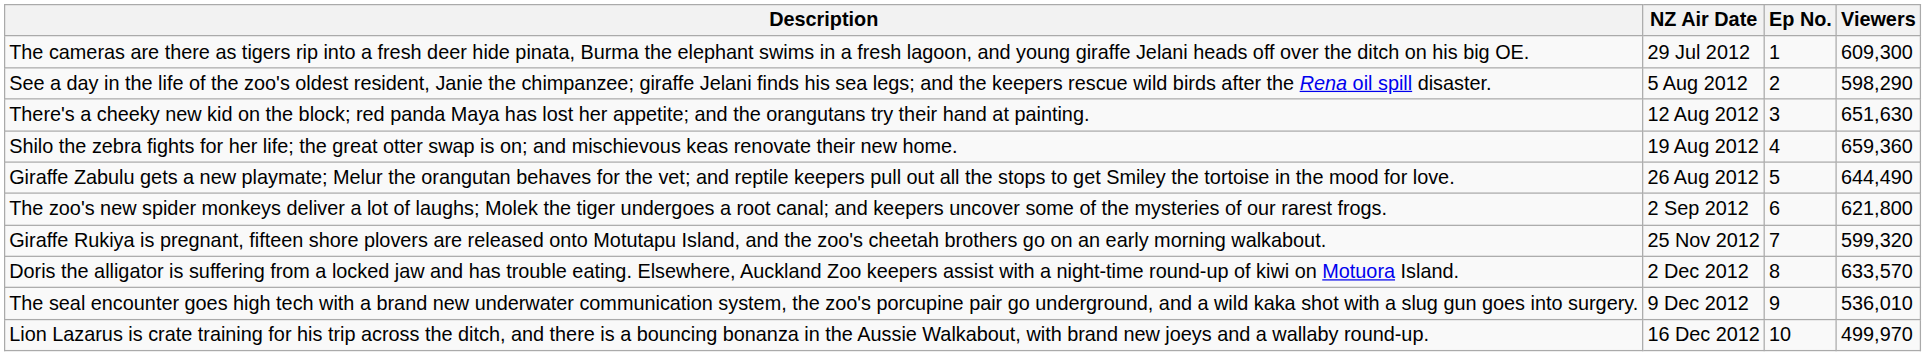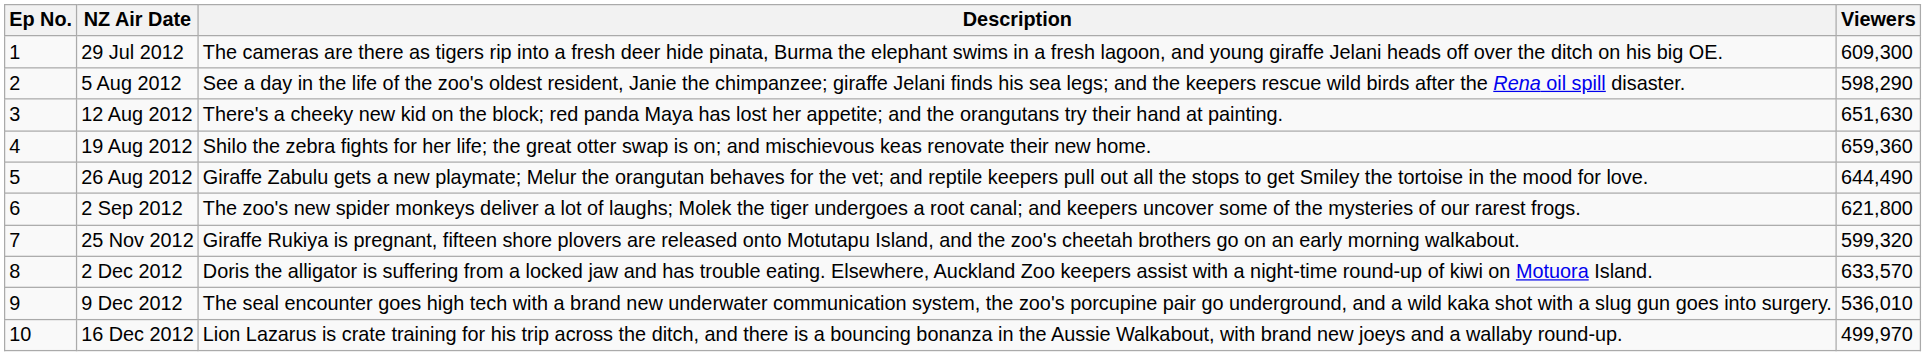columns swapped: (1800, 20) <-> (824, 20)
